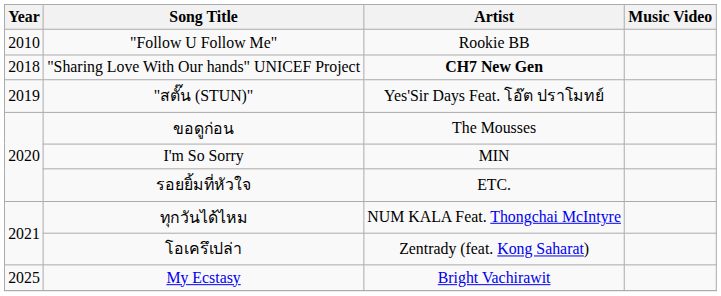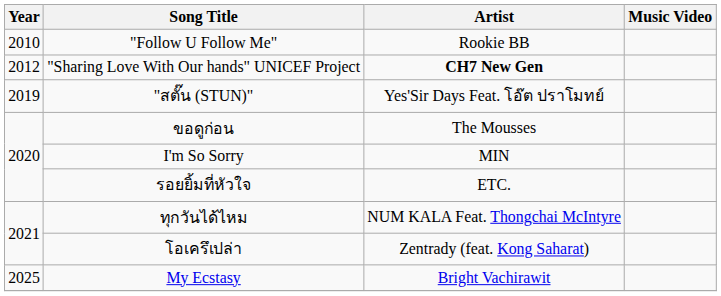(24, 67) 2018 -> (24, 67) 2012
